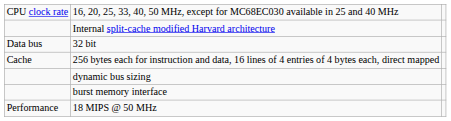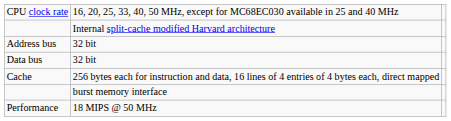+ row: (31, 44)
- row: (37, 76)
